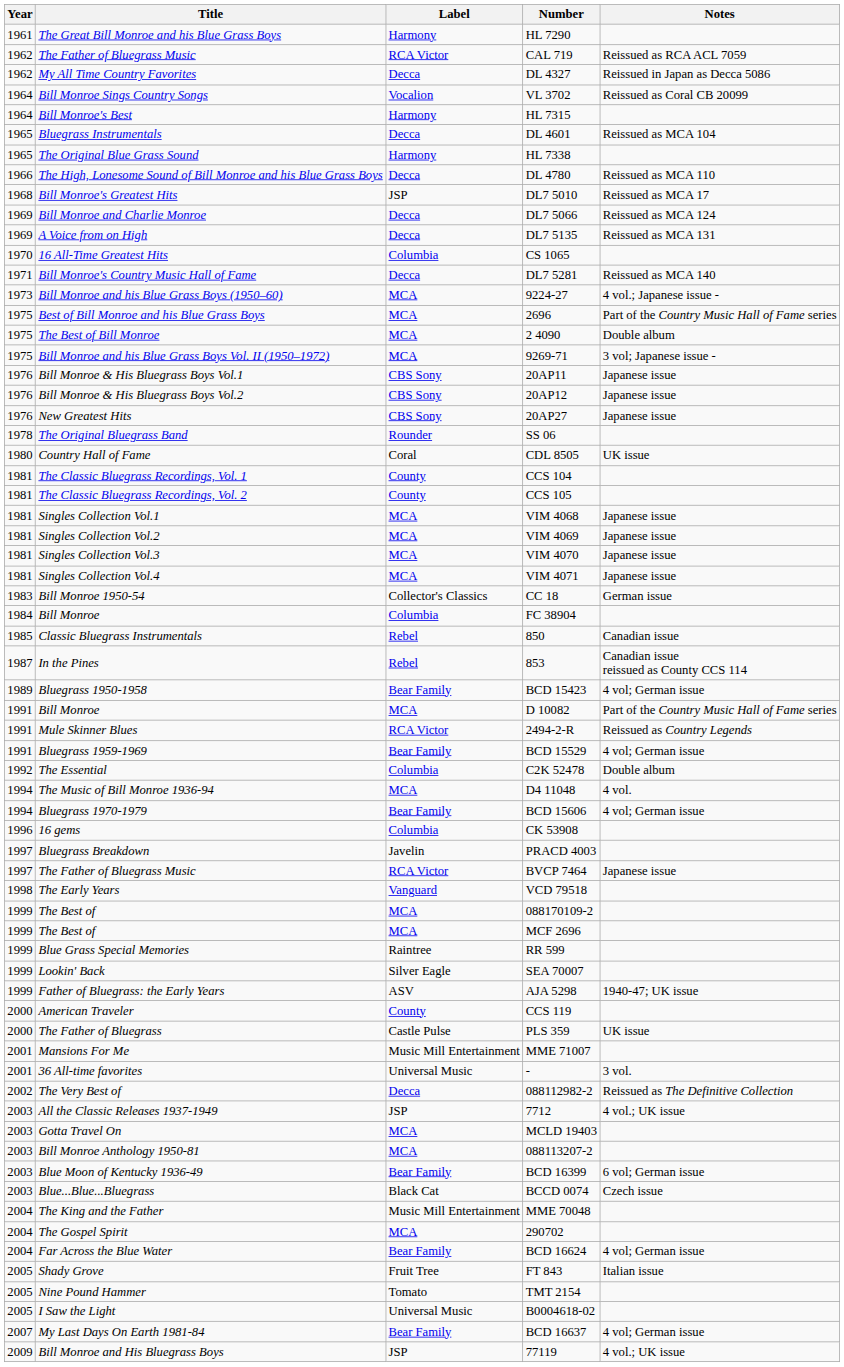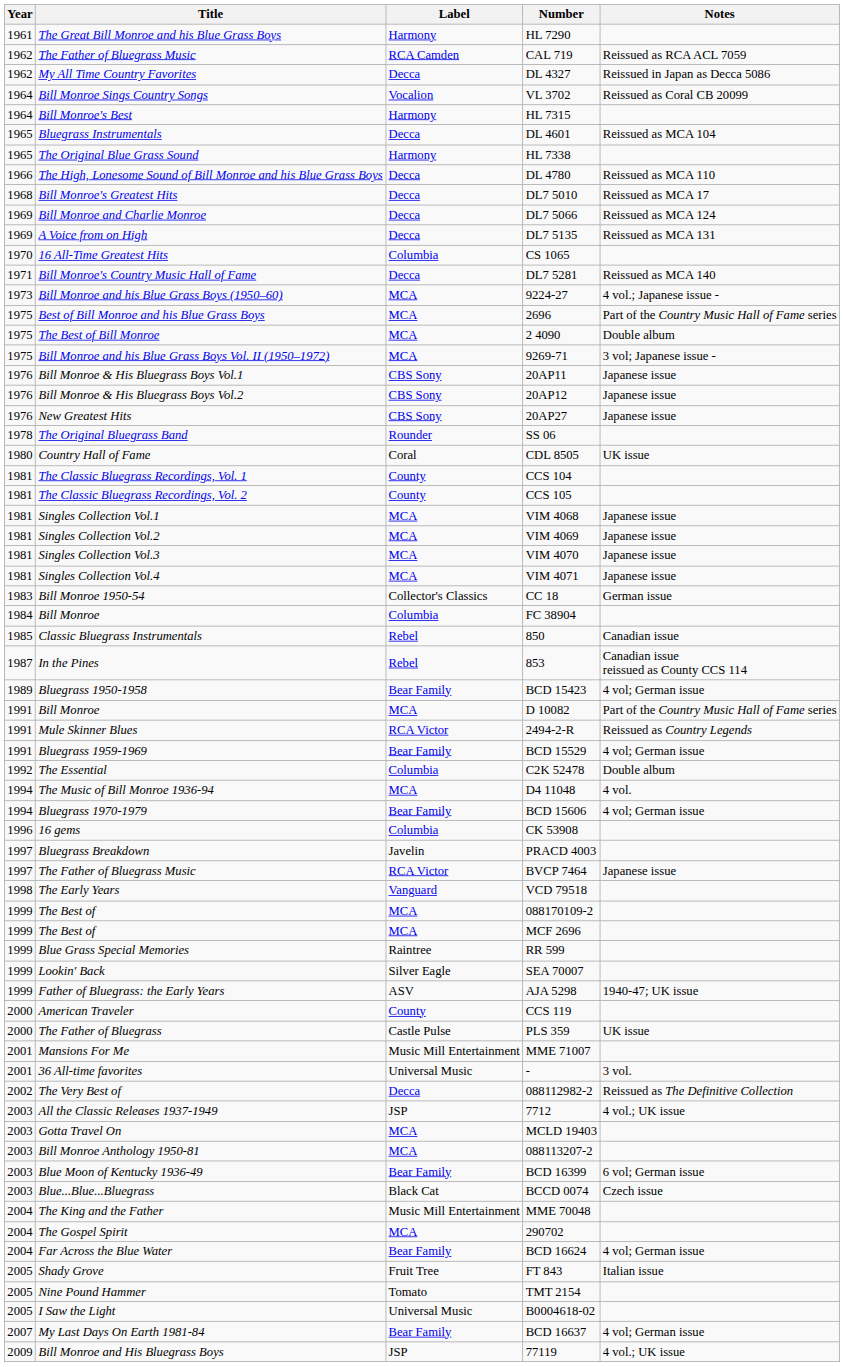(418, 54) RCA Victor -> (424, 54) RCA Camden
(398, 194) JSP -> (404, 194) Decca
